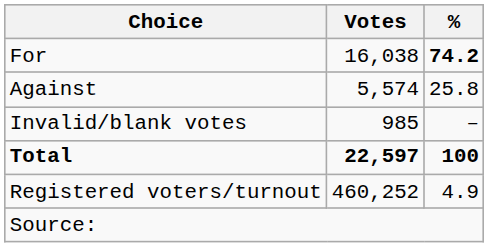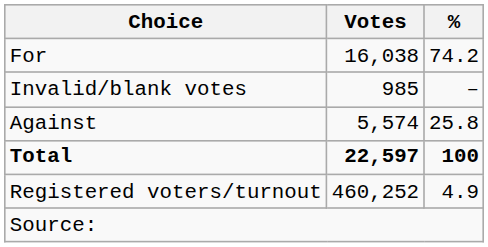(454, 56) bold -> (454, 56) normal
rows swapped: (53, 90) <-> (128, 123)
